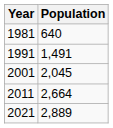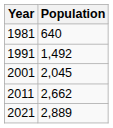(56, 53) 1,491 -> (56, 53) 1,492
(56, 93) 2,664 -> (56, 93) 2,662
